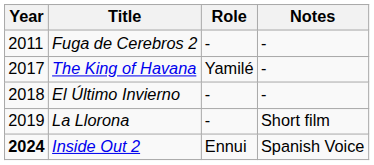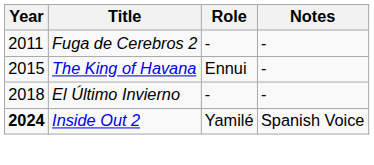(26, 69) 2017 -> (26, 69) 2015
(229, 69) Yamilé -> (226, 69) Ennui
- row: (91, 120)
(226, 146) Ennui -> (229, 120) Yamilé
